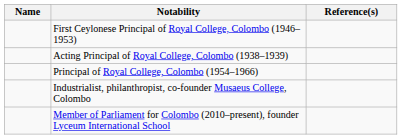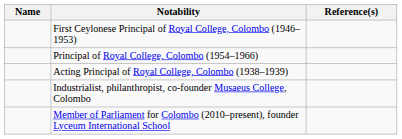rows swapped: (156, 71) <-> (171, 55)
